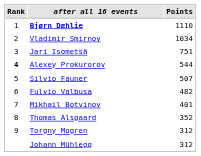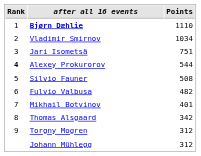(186, 78) 507 -> (186, 78) 508
(186, 118) 352 -> (186, 118) 342
